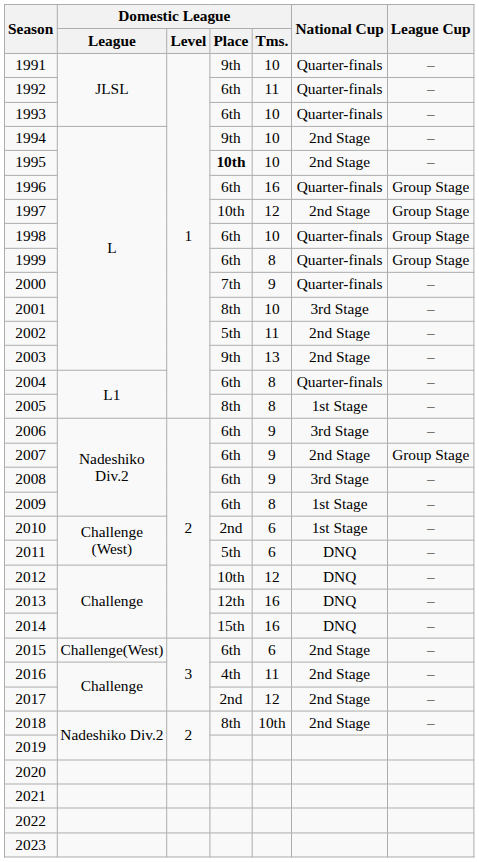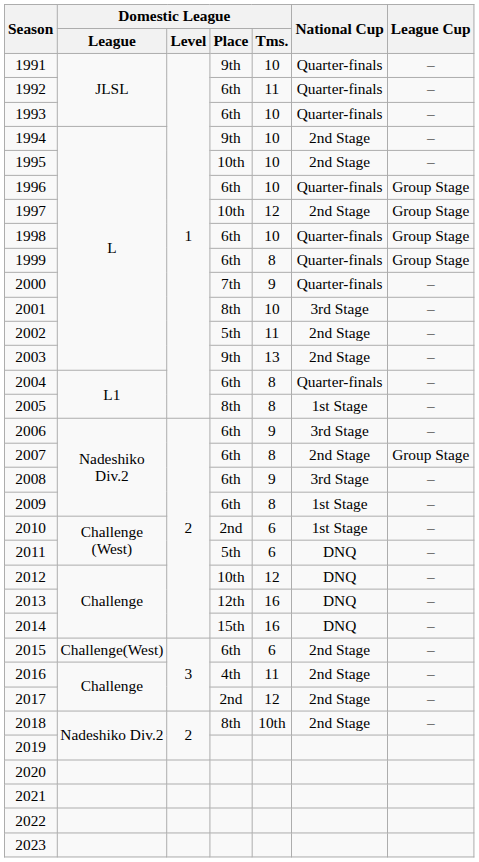(231, 162) bold -> (231, 162) normal
(272, 187) 16 -> (272, 187) 10
(272, 455) 9 -> (272, 455) 8
